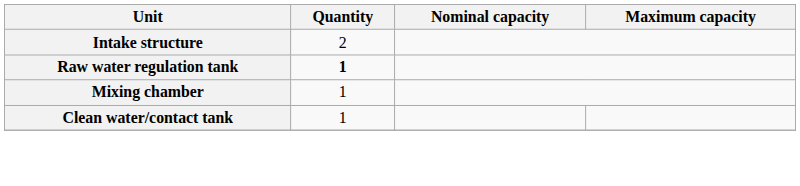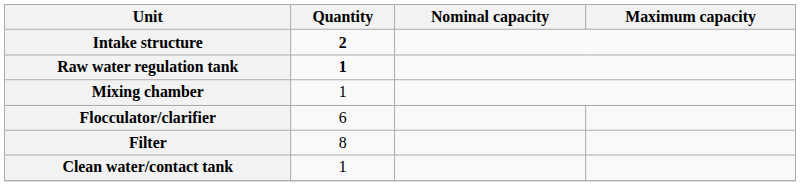(343, 42) normal -> (343, 42) bold
+ row: (148, 117)
+ row: (148, 142)
